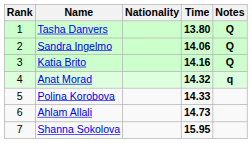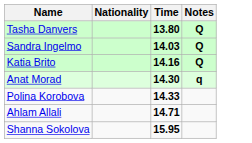- column: (20, 12)
(197, 46) 14.06 -> (166, 46) 14.03
(197, 79) 14.32 -> (166, 79) 14.30
(197, 113) 14.73 -> (166, 113) 14.71
